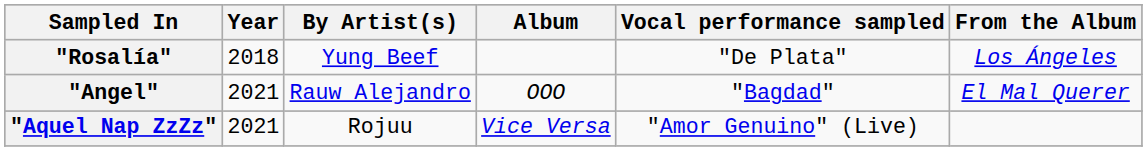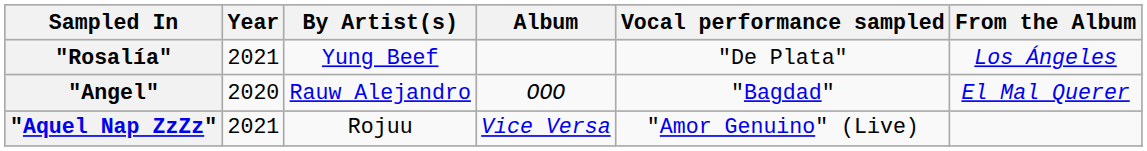(253, 58) 2018 -> (253, 58) 2021
(253, 93) 2021 -> (253, 93) 2020
